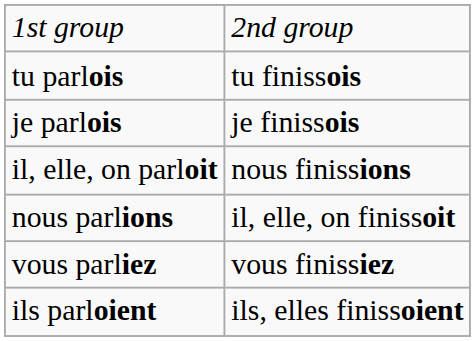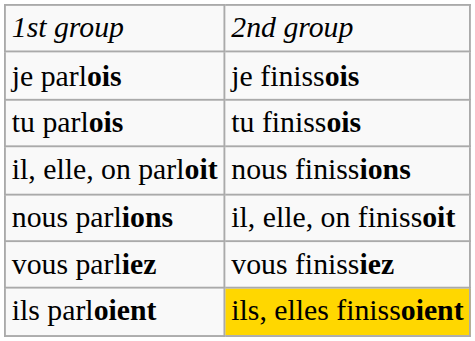rows swapped: (67, 122) <-> (68, 75)
(347, 311) no background -> (347, 311) gold background
